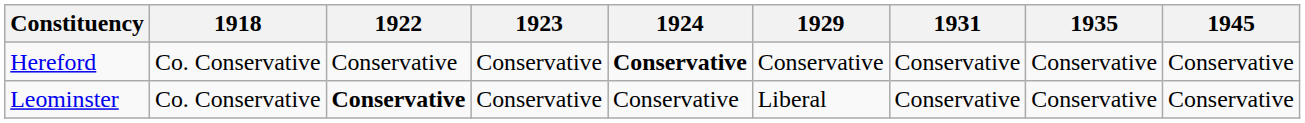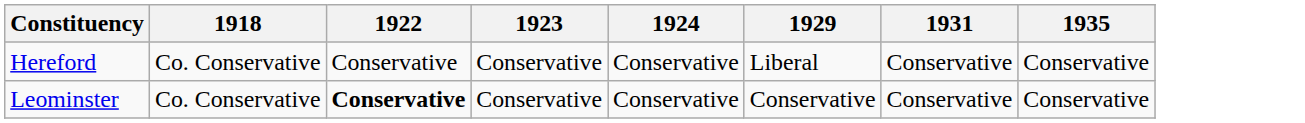- column: (1231, 23)
(680, 61) bold -> (676, 61) normal
(821, 61) Conservative -> (784, 61) Liberal
(792, 99) Liberal -> (813, 99) Conservative
